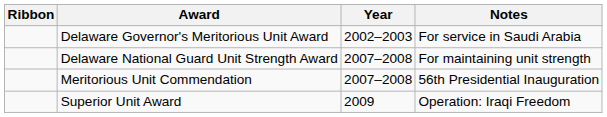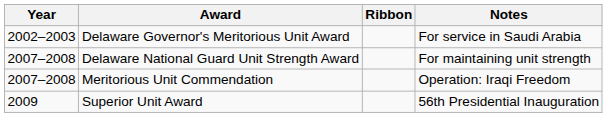columns swapped: (31, 15) <-> (378, 15)
(509, 79) 56th Presidential Inauguration -> (494, 79) Operation: Iraqi Freedom
(494, 101) Operation: Iraqi Freedom -> (509, 101) 56th Presidential Inauguration
